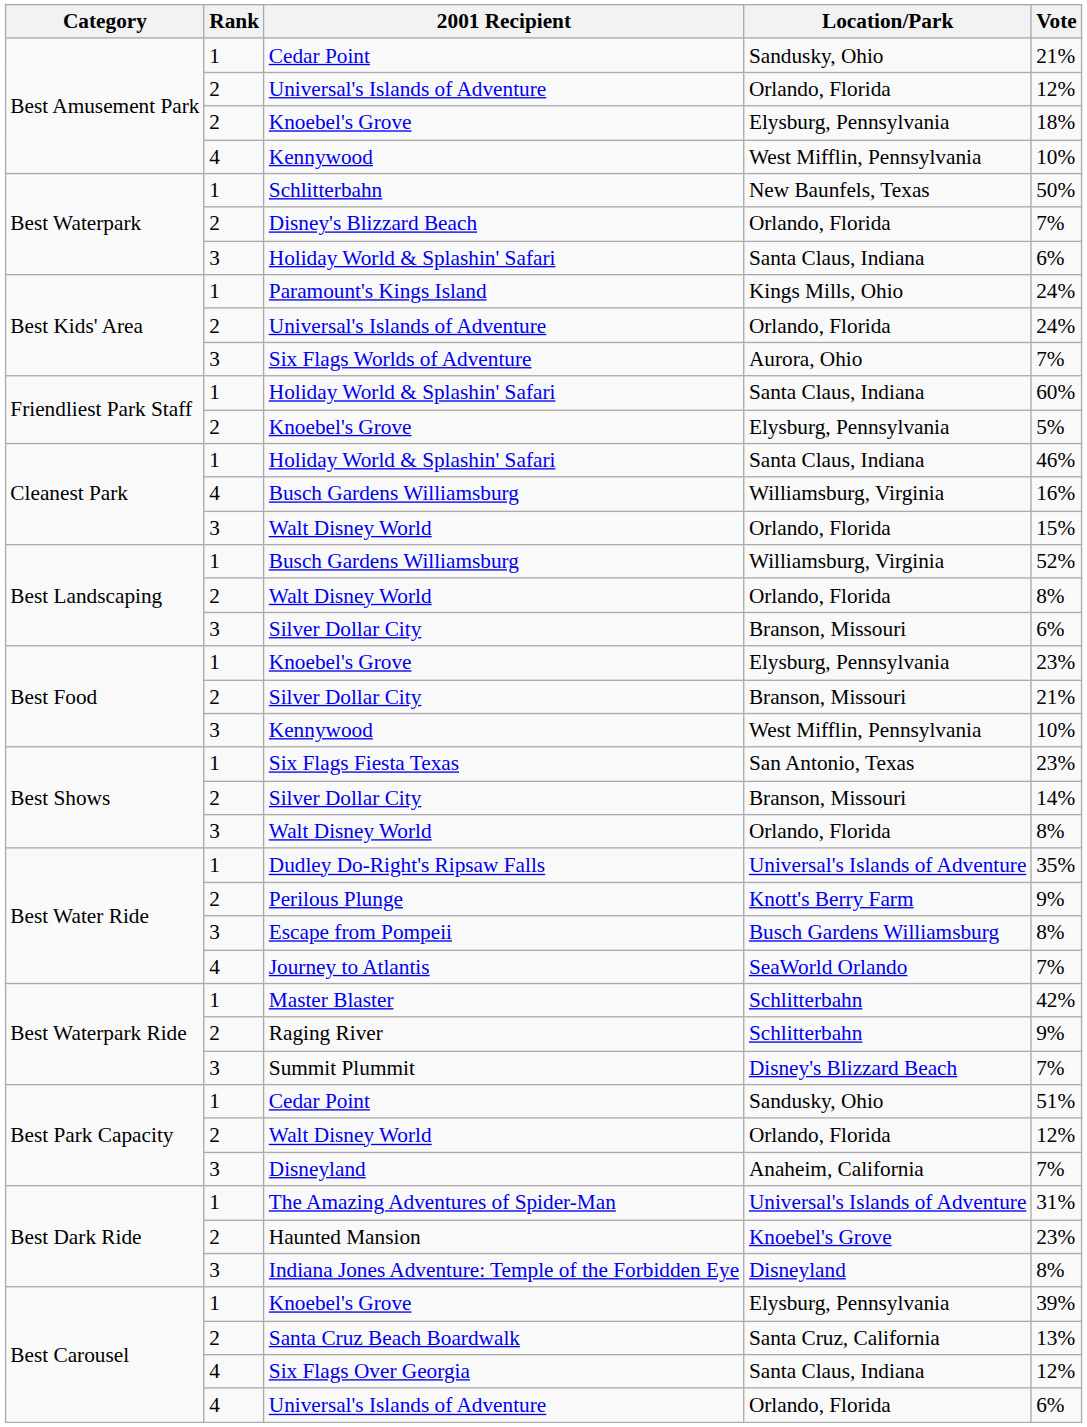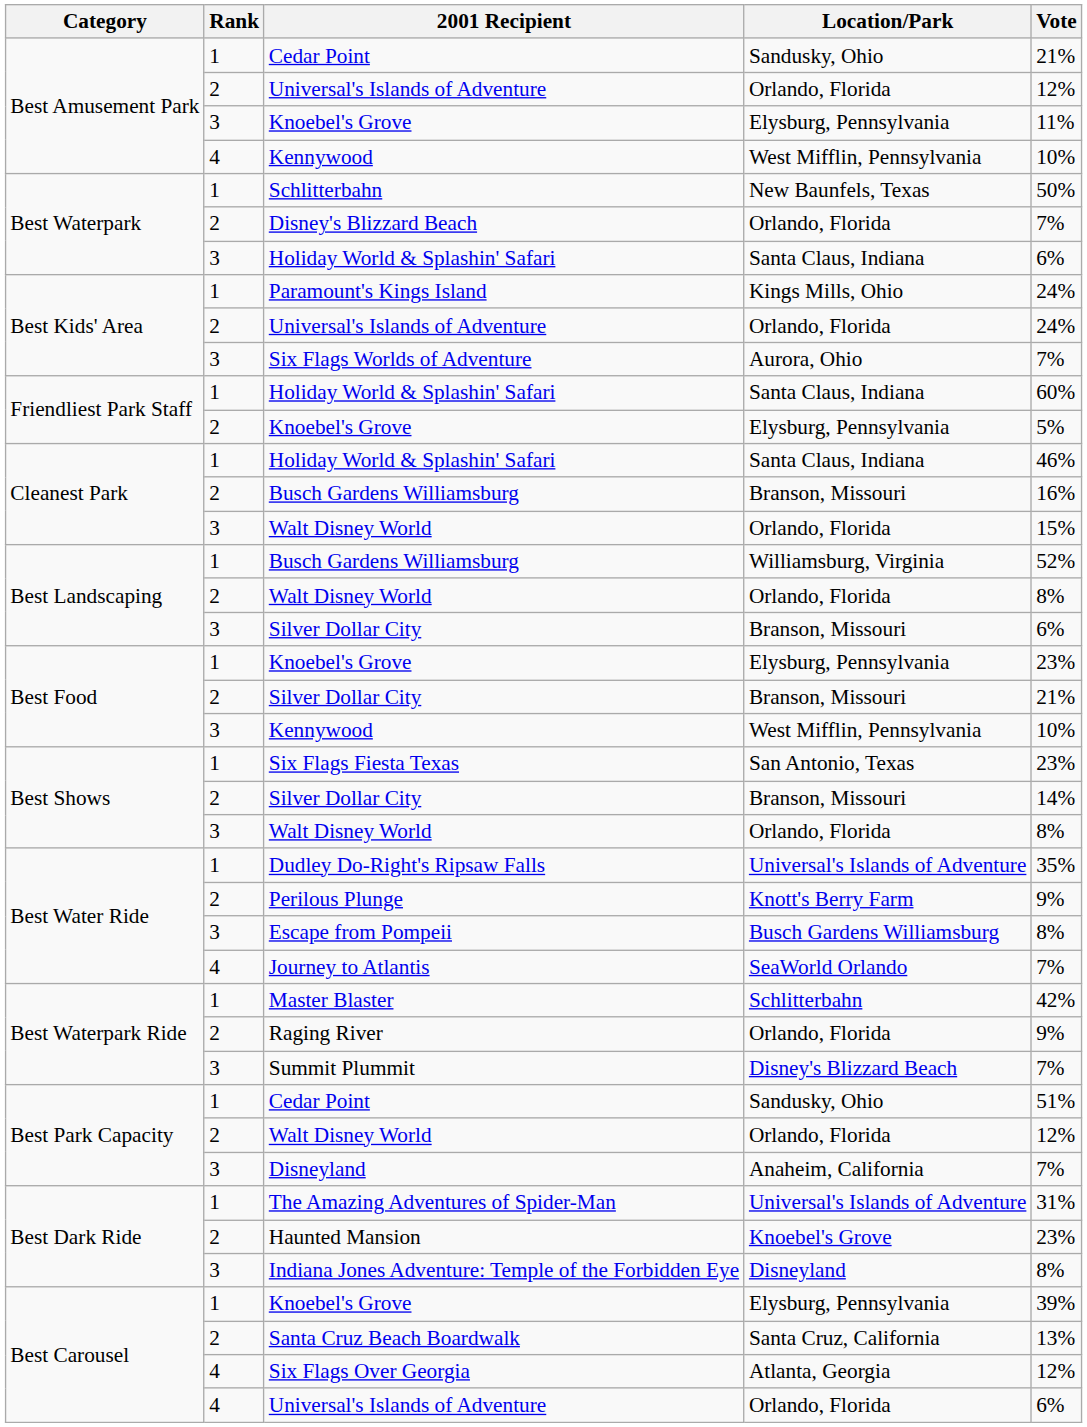(215, 122) 2 -> (215, 122) 3
(1056, 122) 18% -> (1055, 122) 11%
(215, 493) 4 -> (215, 493) 2
(847, 493) Williamsburg, Virginia -> (828, 493) Branson, Missouri
(806, 1033) Schlitterbahn -> (820, 1033) Orlando, Florida
(837, 1371) Santa Claus, Indiana -> (820, 1371) Atlanta, Georgia
